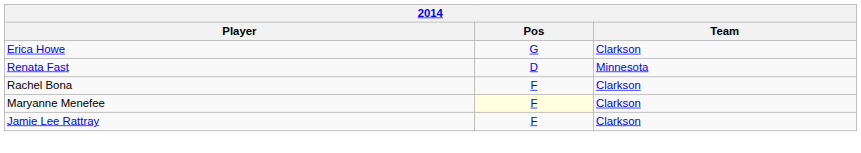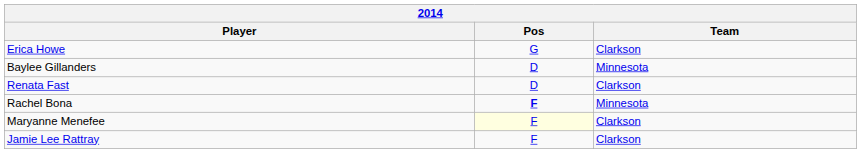+ row: (51, 67)
(622, 67) Minnesota -> (618, 85) Clarkson
(534, 85) normal -> (534, 103) bold
(618, 85) Clarkson -> (622, 103) Minnesota
